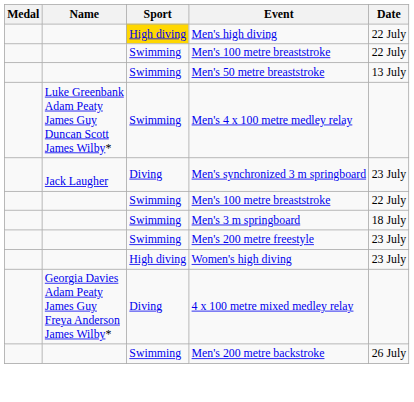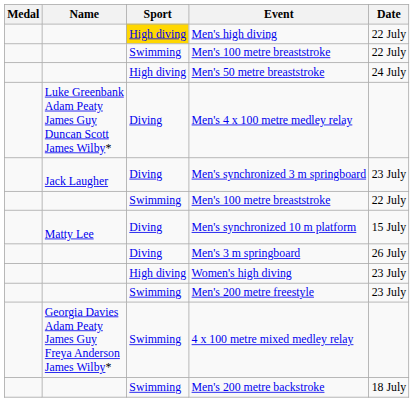(155, 73) Swimming -> (158, 73) High diving
(389, 73) 13 July -> (389, 73) 24 July
(155, 120) Swimming -> (146, 120) Diving
+ row: (69, 234)
(155, 220) Swimming -> (146, 254) Diving
(389, 220) 18 July -> (389, 254) 26 July
rows swapped: (84, 260) <-> (84, 240)
(146, 306) Diving -> (155, 340) Swimming
(389, 354) 26 July -> (389, 387) 18 July
